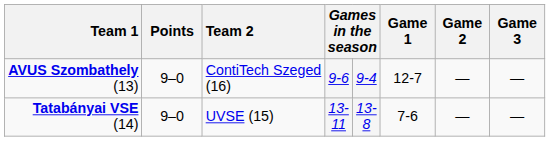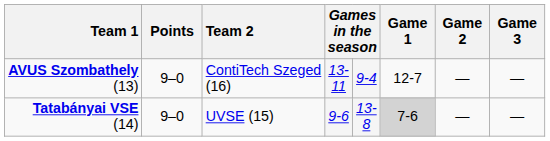(339, 78) 9-6 -> (339, 78) 13-11
(339, 117) 13-11 -> (339, 117) 9-6
(408, 117) no background -> (408, 117) lightgrey background
